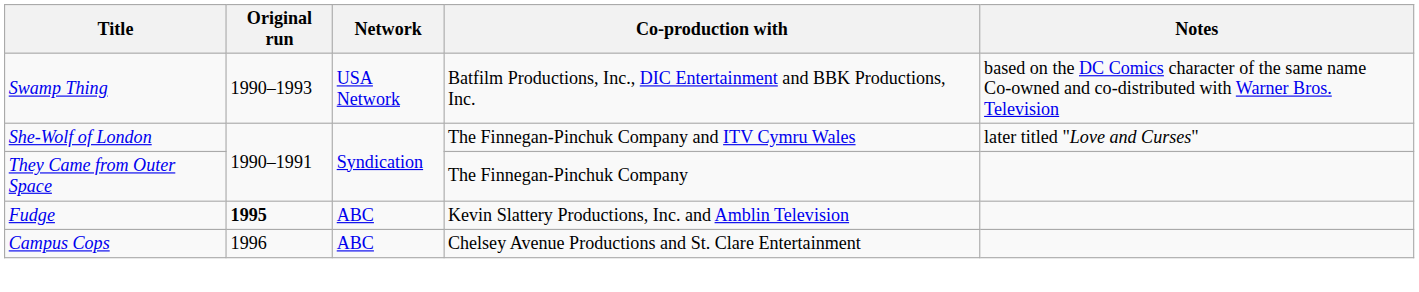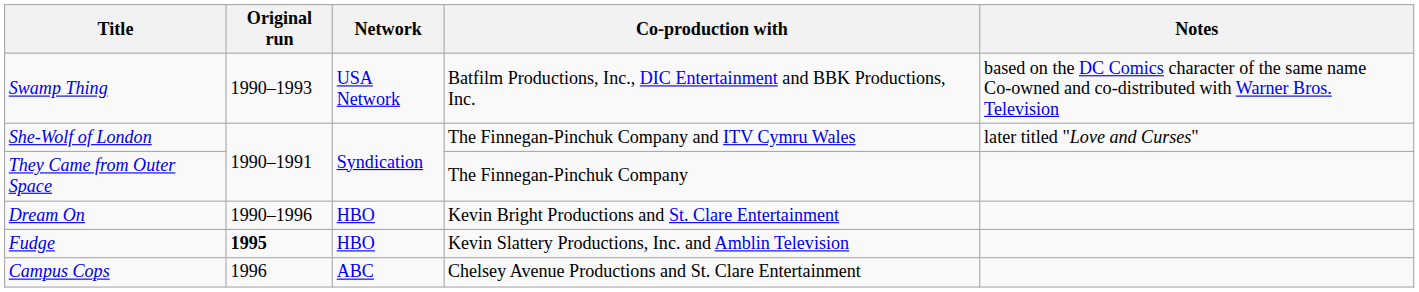+ row: (47, 214)
(355, 214) ABC -> (356, 243) HBO
